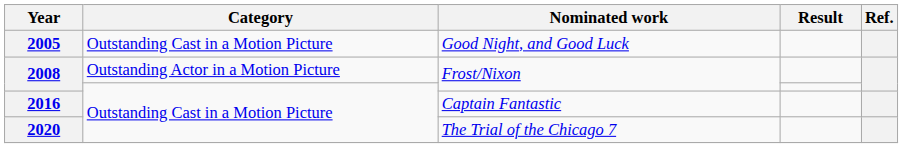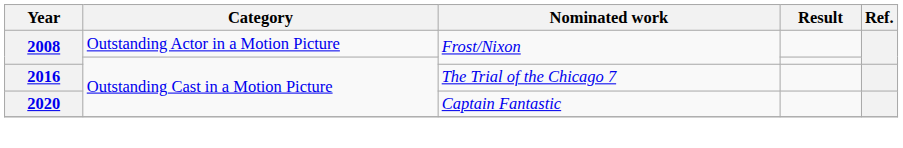- row: (44, 43)
(501, 103) Captain Fantastic -> (529, 77) The Trial of the Chicago 7
(529, 129) The Trial of the Chicago 7 -> (501, 103) Captain Fantastic
